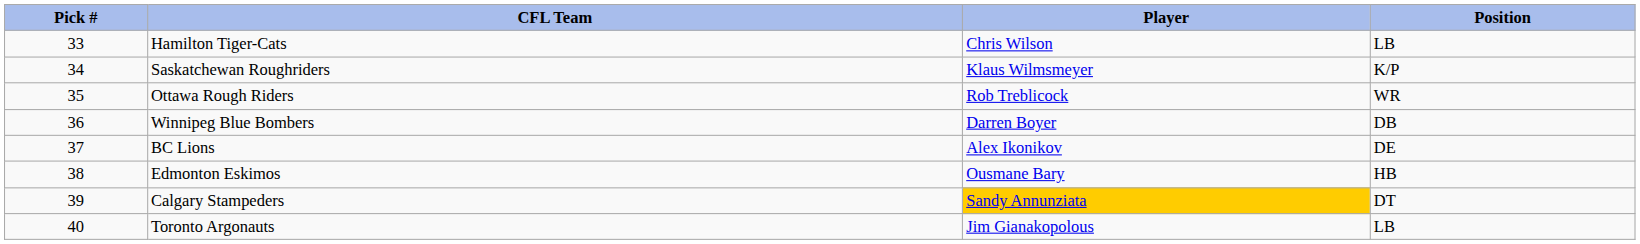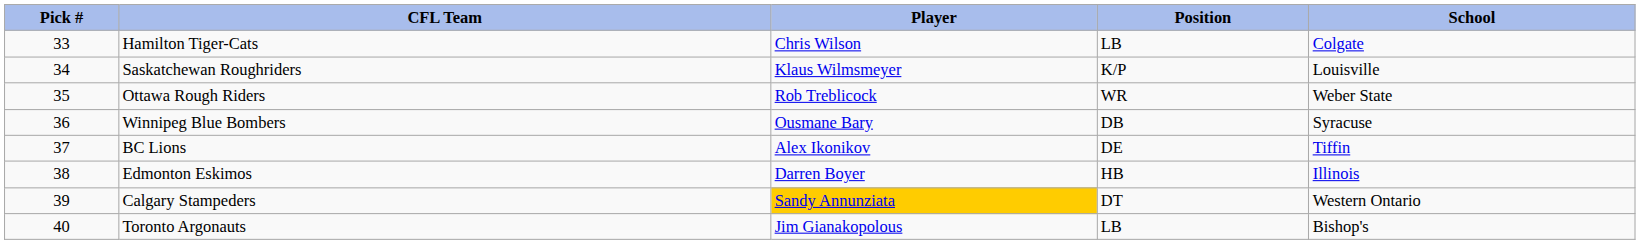+ column: (1472, 17)
(1011, 122) Darren Boyer -> (824, 122) Ousmane Bary
(1015, 174) Ousmane Bary -> (820, 174) Darren Boyer
